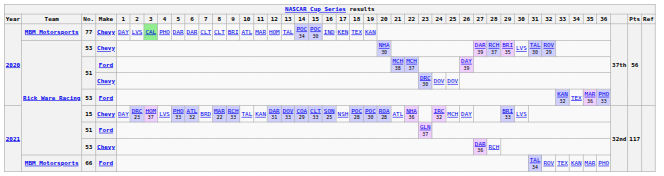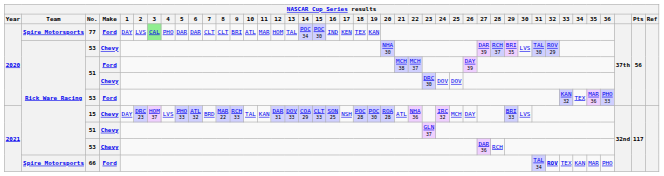(52, 32) MBM Motorsports -> (54, 32) Spire Motorsports
(106, 32) Chevy -> (110, 32) Ford
(106, 130) Ford -> (110, 130) Chevy
(52, 163) MBM Motorsports -> (54, 163) Spire Motorsports
(549, 163) normal -> (552, 163) bold
